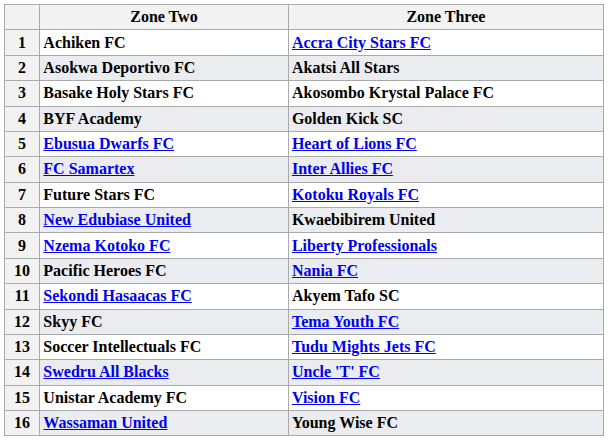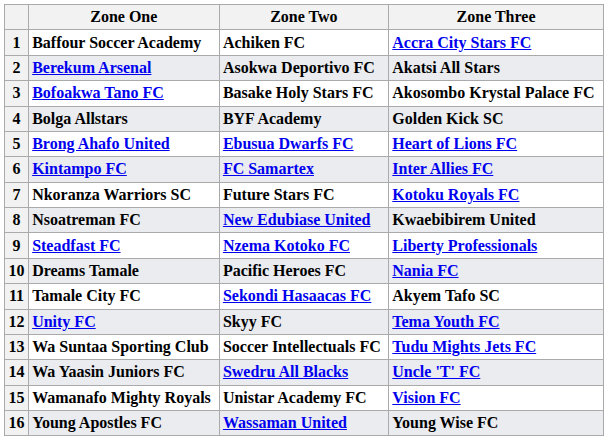+ column: (124, 17)
